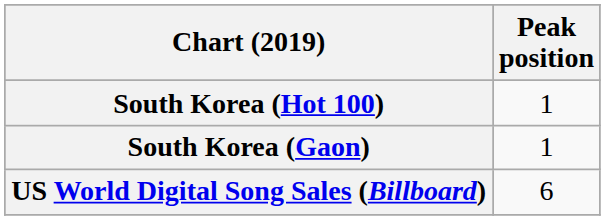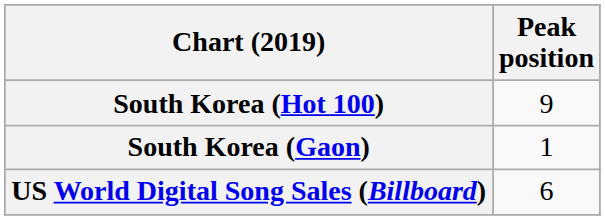(546, 102) 1 -> (546, 102) 9
